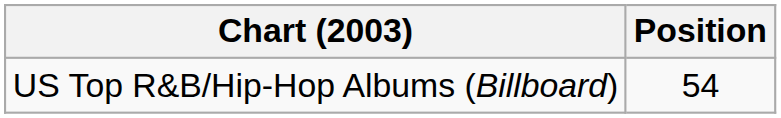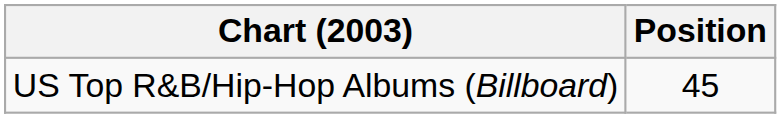(700, 84) 54 -> (700, 84) 45
